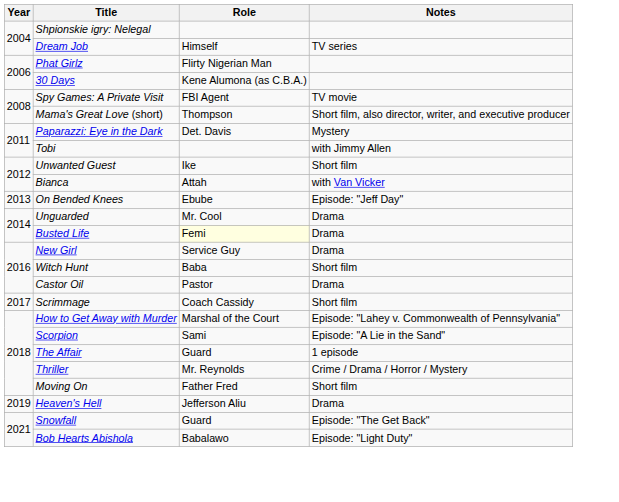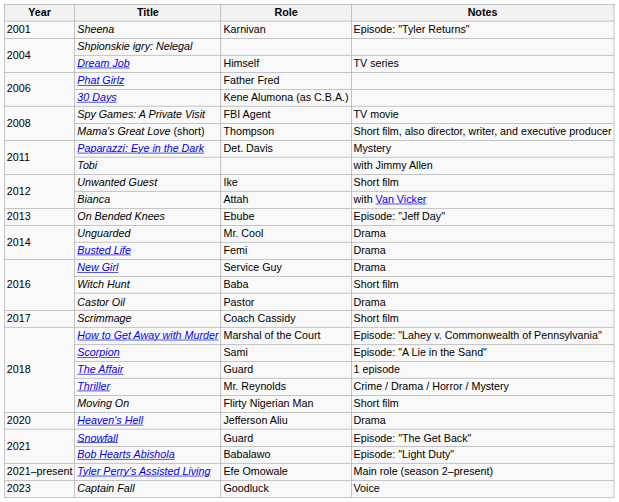+ row: (96, 30)
(227, 64) Flirty Nigerian Man -> (251, 81) Father Fred
(194, 234) lightyellow background -> (235, 251) no background
(210, 387) Father Fred -> (268, 404) Flirty Nigerian Man
(19, 404) 2019 -> (19, 421) 2020
+ row: (144, 472)
+ row: (106, 489)
